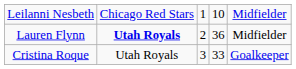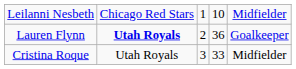(259, 34) Midfielder -> (259, 34) Goalkeeper
(259, 54) Goalkeeper -> (259, 54) Midfielder
